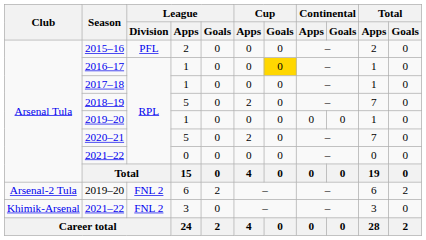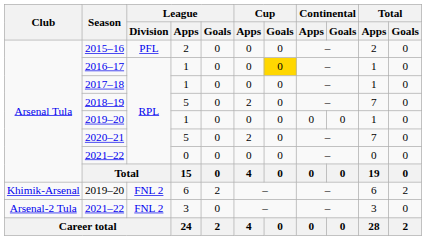(43, 191) Arsenal-2 Tula -> (43, 191) Khimik-Arsenal
(43, 208) Khimik-Arsenal -> (43, 208) Arsenal-2 Tula
